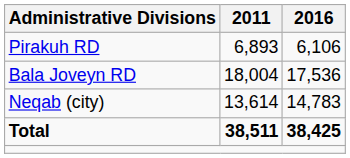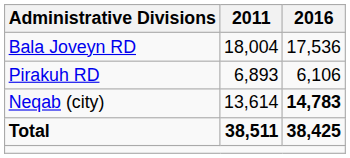rows swapped: (72, 74) <-> (54, 46)
(314, 103) normal -> (314, 103) bold
